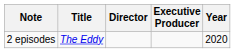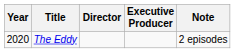columns swapped: (216, 18) <-> (31, 18)
